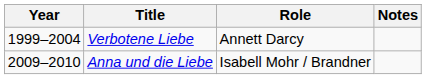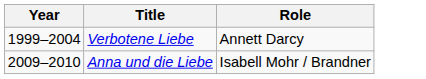- column: (398, 16)
